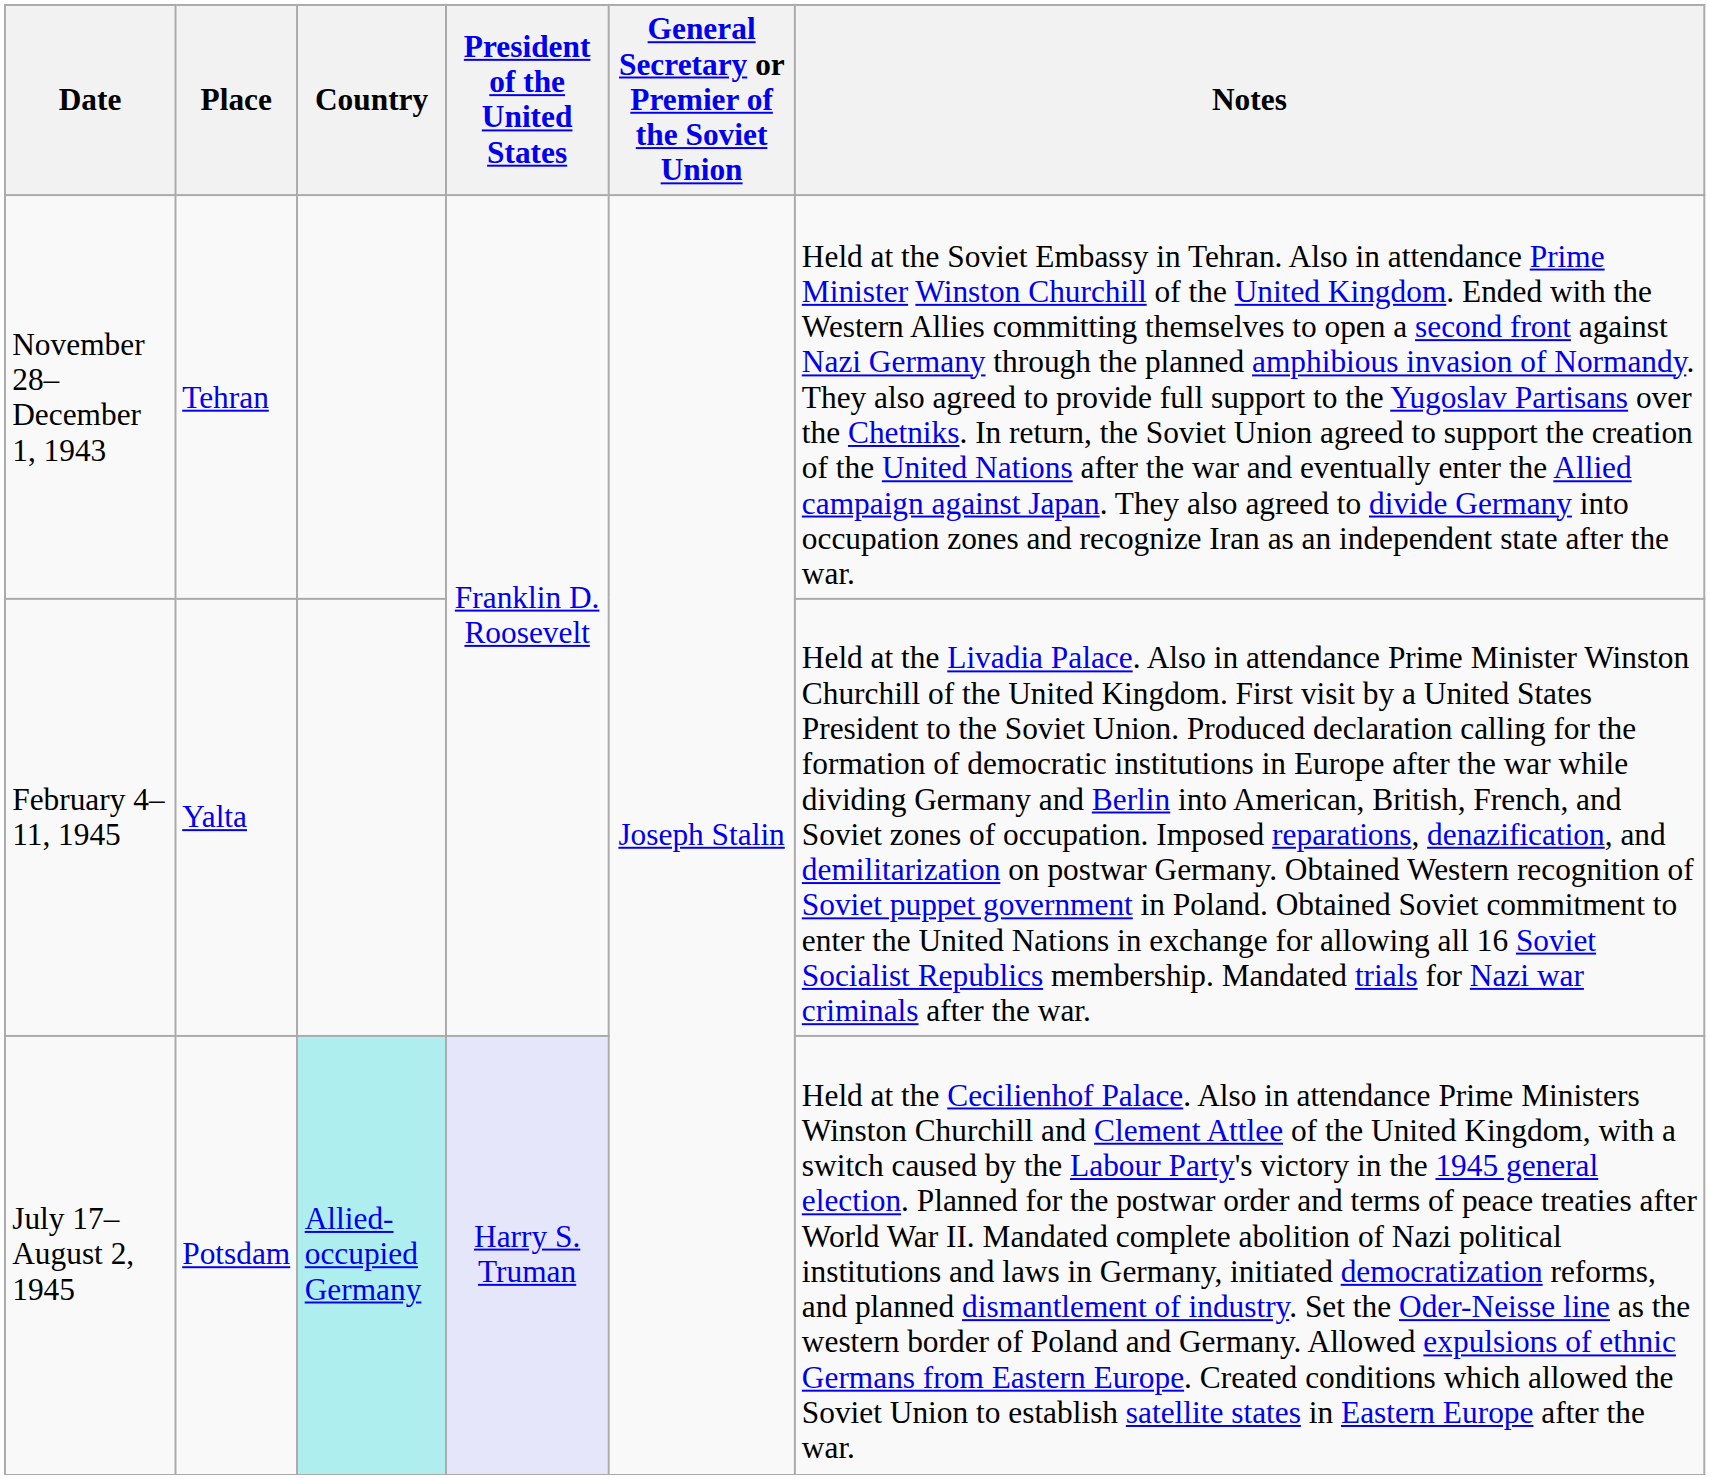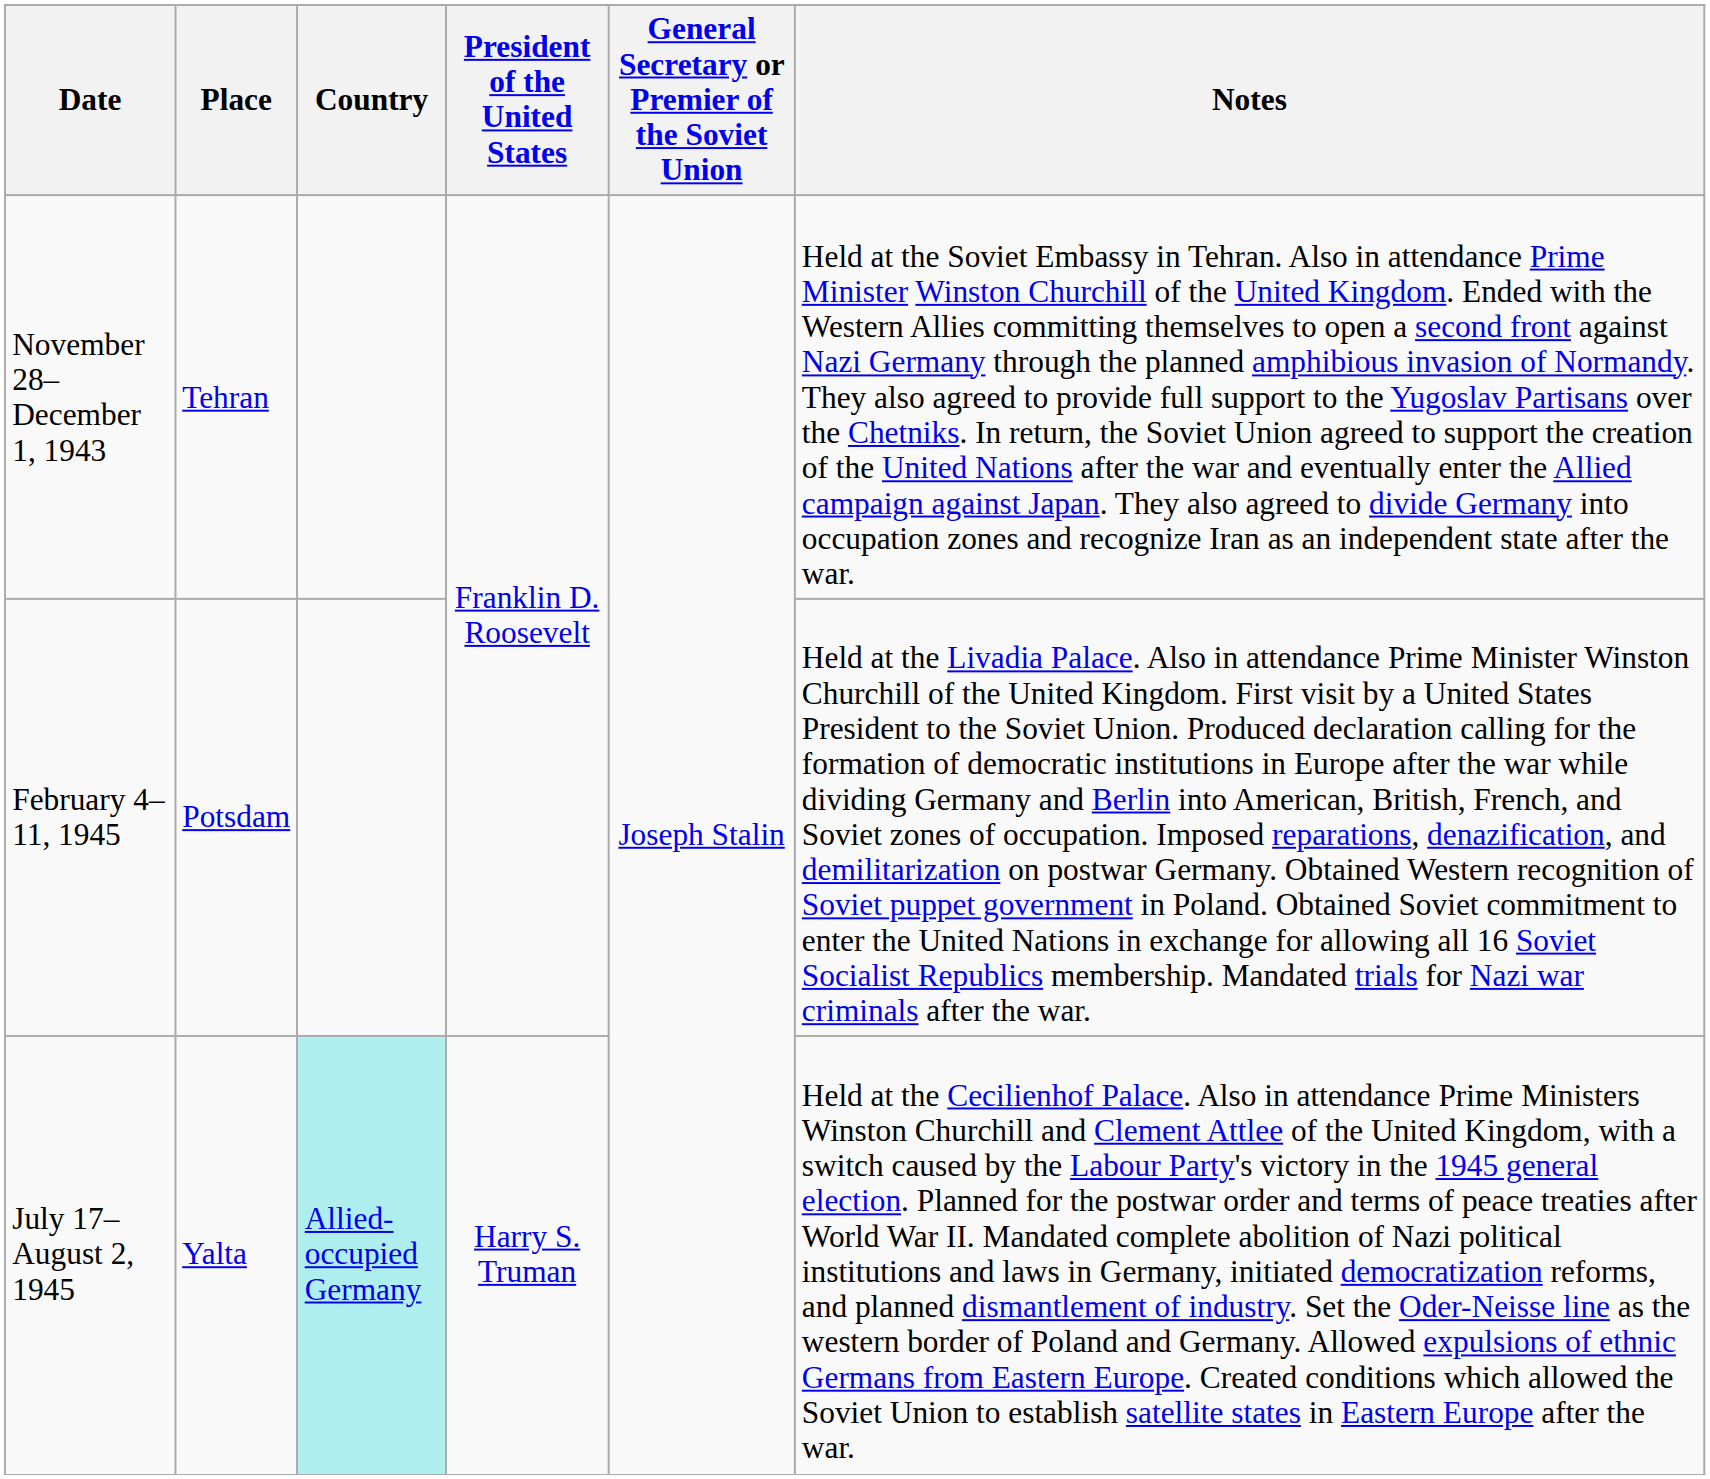(215, 816) Yalta -> (236, 816) Potsdam
(236, 1254) Potsdam -> (215, 1254) Yalta
(527, 1254) lavender background -> (527, 1254) no background
